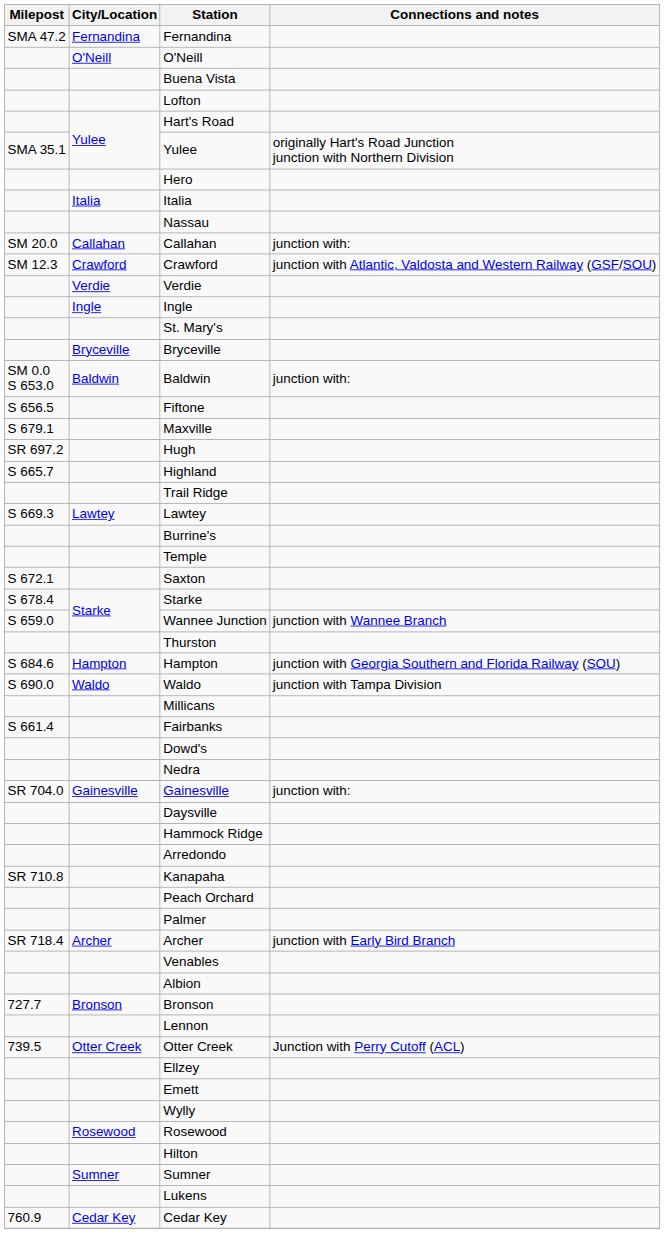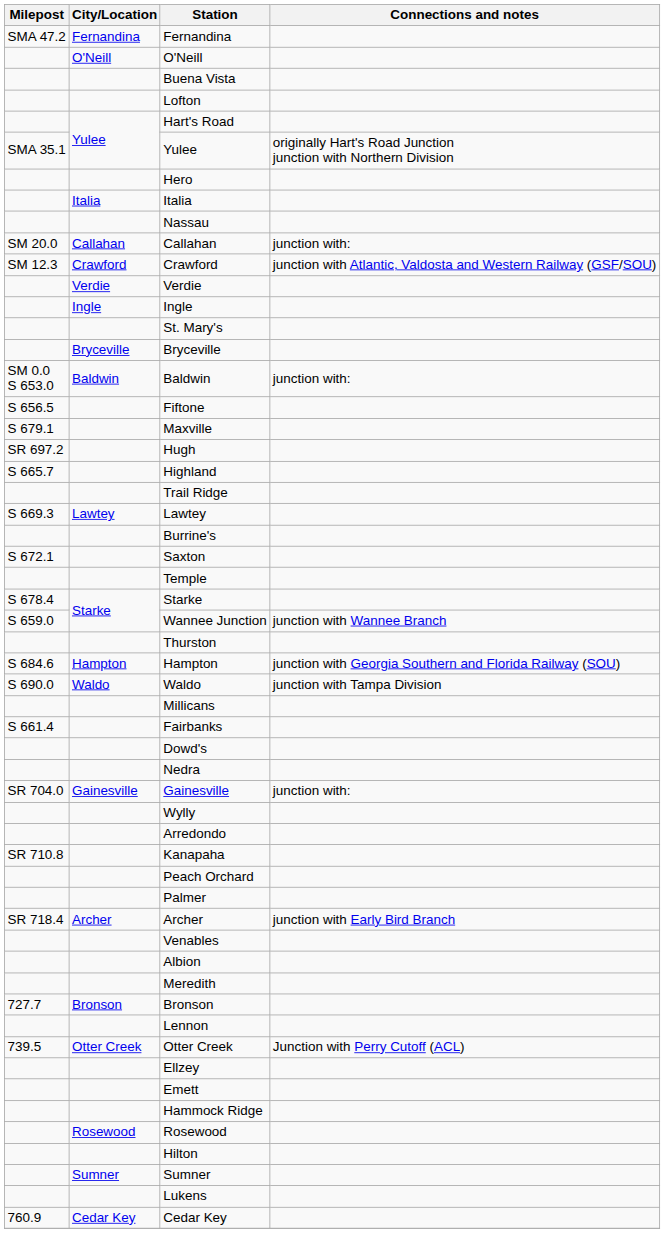rows swapped: (184, 578) <-> (185, 556)
- row: (190, 812)
rows swapped: (213, 834) <-> (179, 1111)
+ row: (189, 983)
